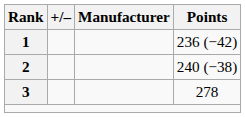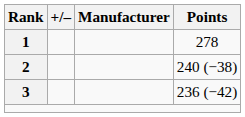(207, 42) 236 (−42) -> (207, 42) 278
(207, 92) 278 -> (207, 92) 236 (−42)
